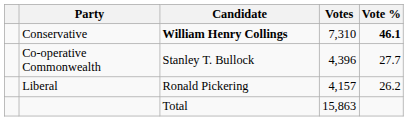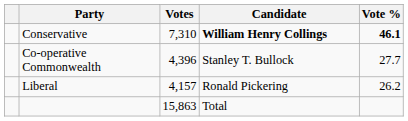columns swapped: (240, 14) <-> (339, 14)
